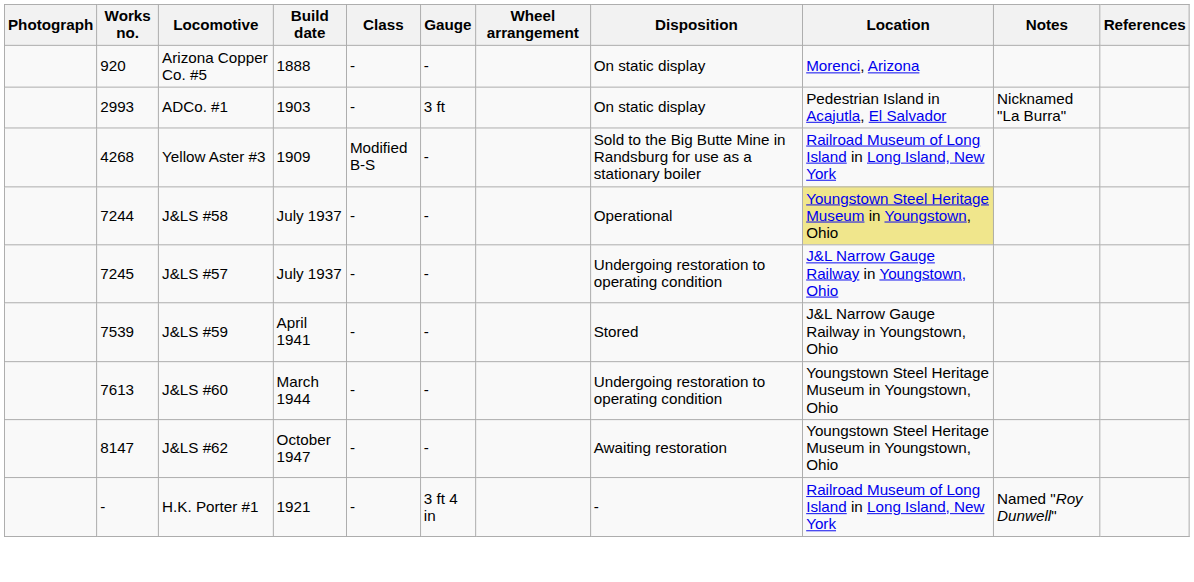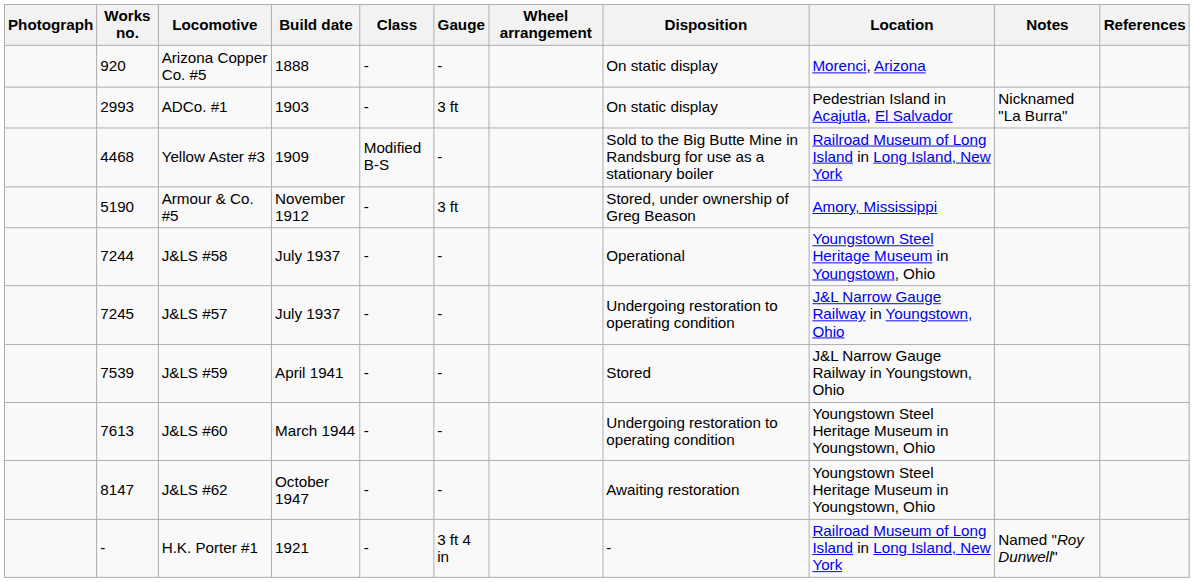(117, 157) 4268 -> (117, 157) 4468
+ row: (208, 207)
(898, 215) khaki background -> (880, 256) no background
